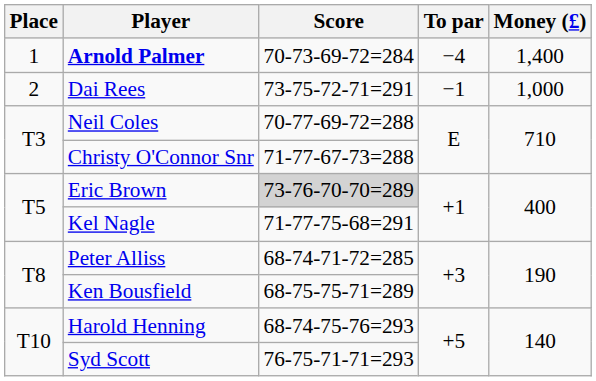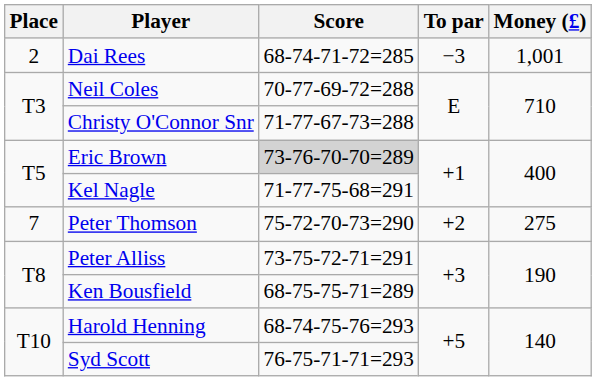- row: (136, 55)
(339, 88) 73-75-72-71=291 -> (339, 55) 68-74-71-72=285
(454, 88) −1 -> (454, 55) −3
(540, 88) 1,000 -> (540, 55) 1,001
+ row: (132, 223)
(339, 257) 68-74-71-72=285 -> (339, 257) 73-75-72-71=291
